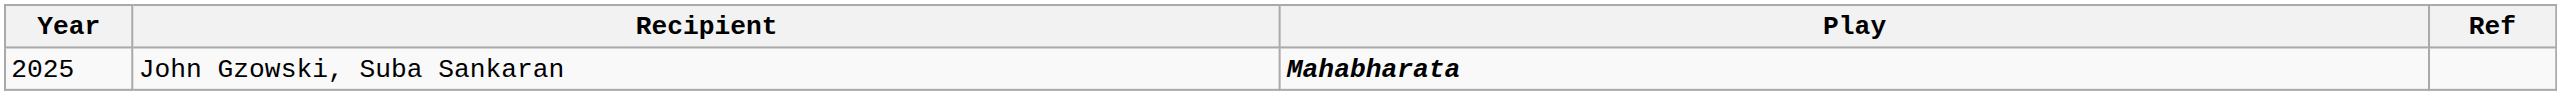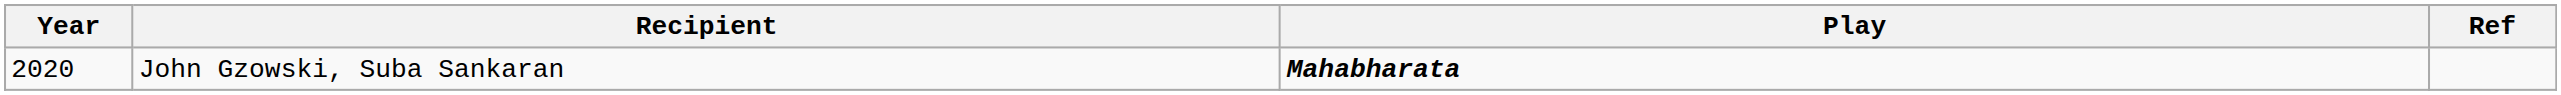(43, 69) 2025 -> (43, 69) 2020
